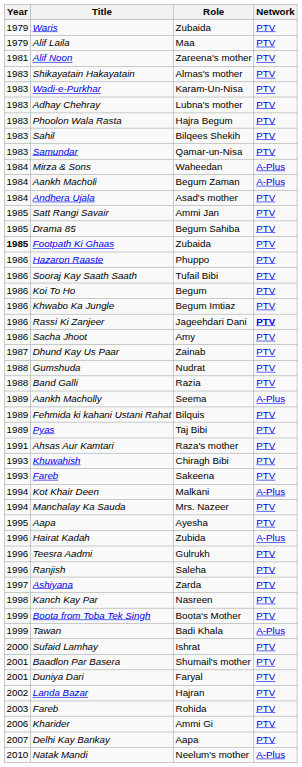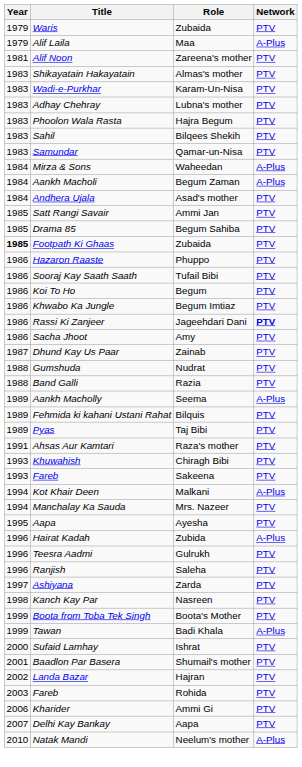(266, 43) PTV -> (271, 43) A-Plus
- row: (58, 677)
